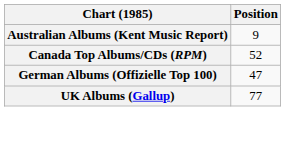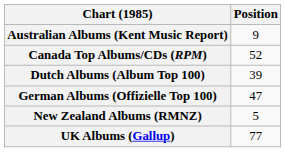+ row: (118, 75)
+ row: (118, 116)
